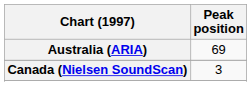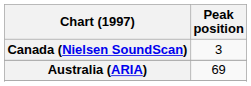rows swapped: (97, 49) <-> (97, 70)
